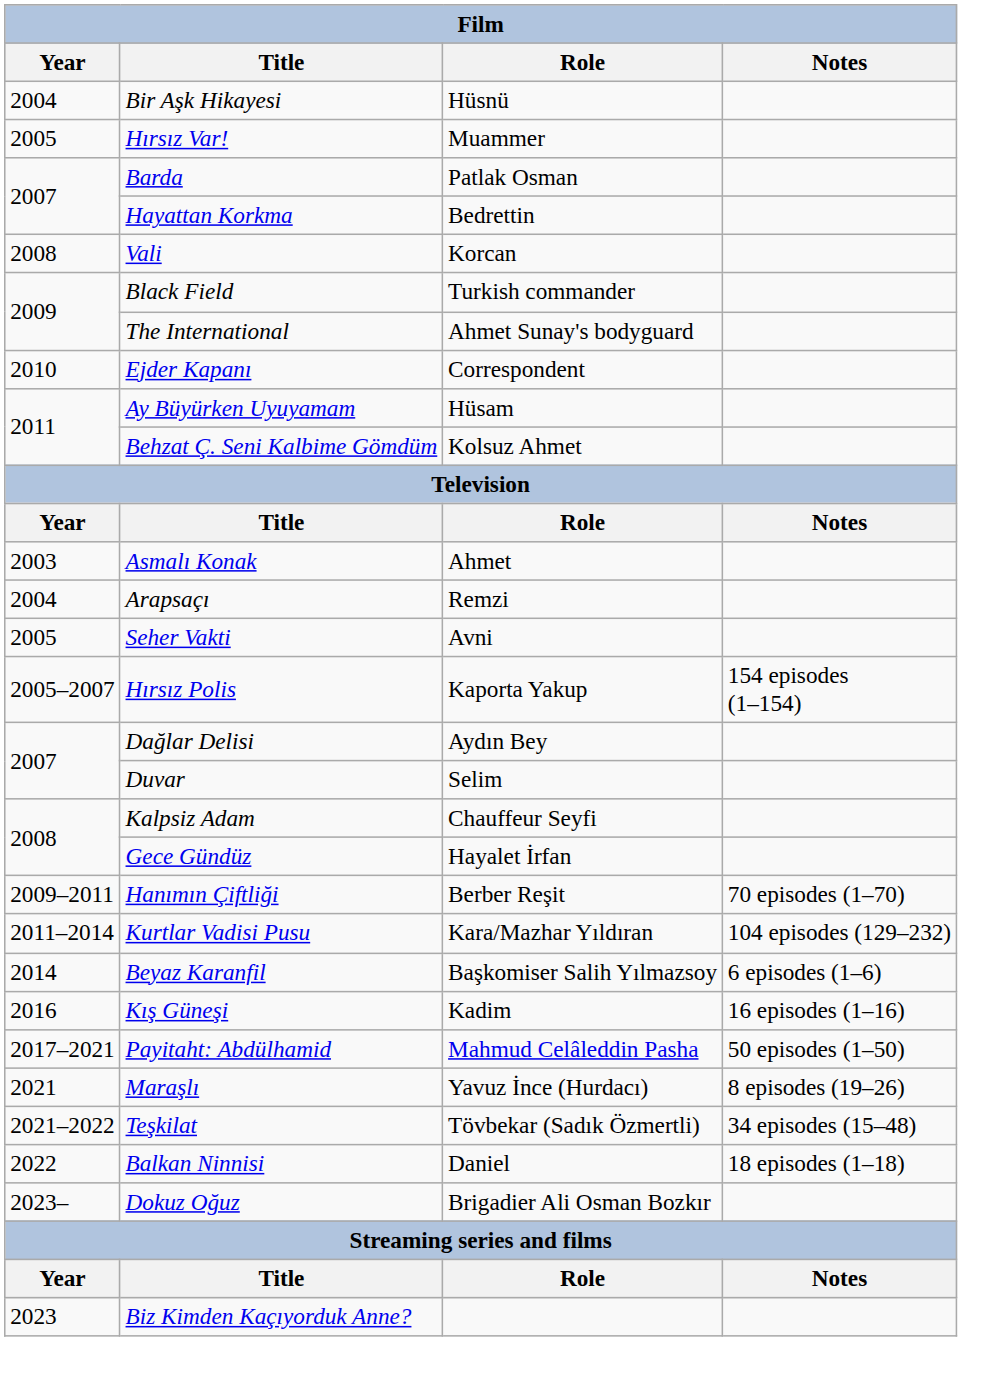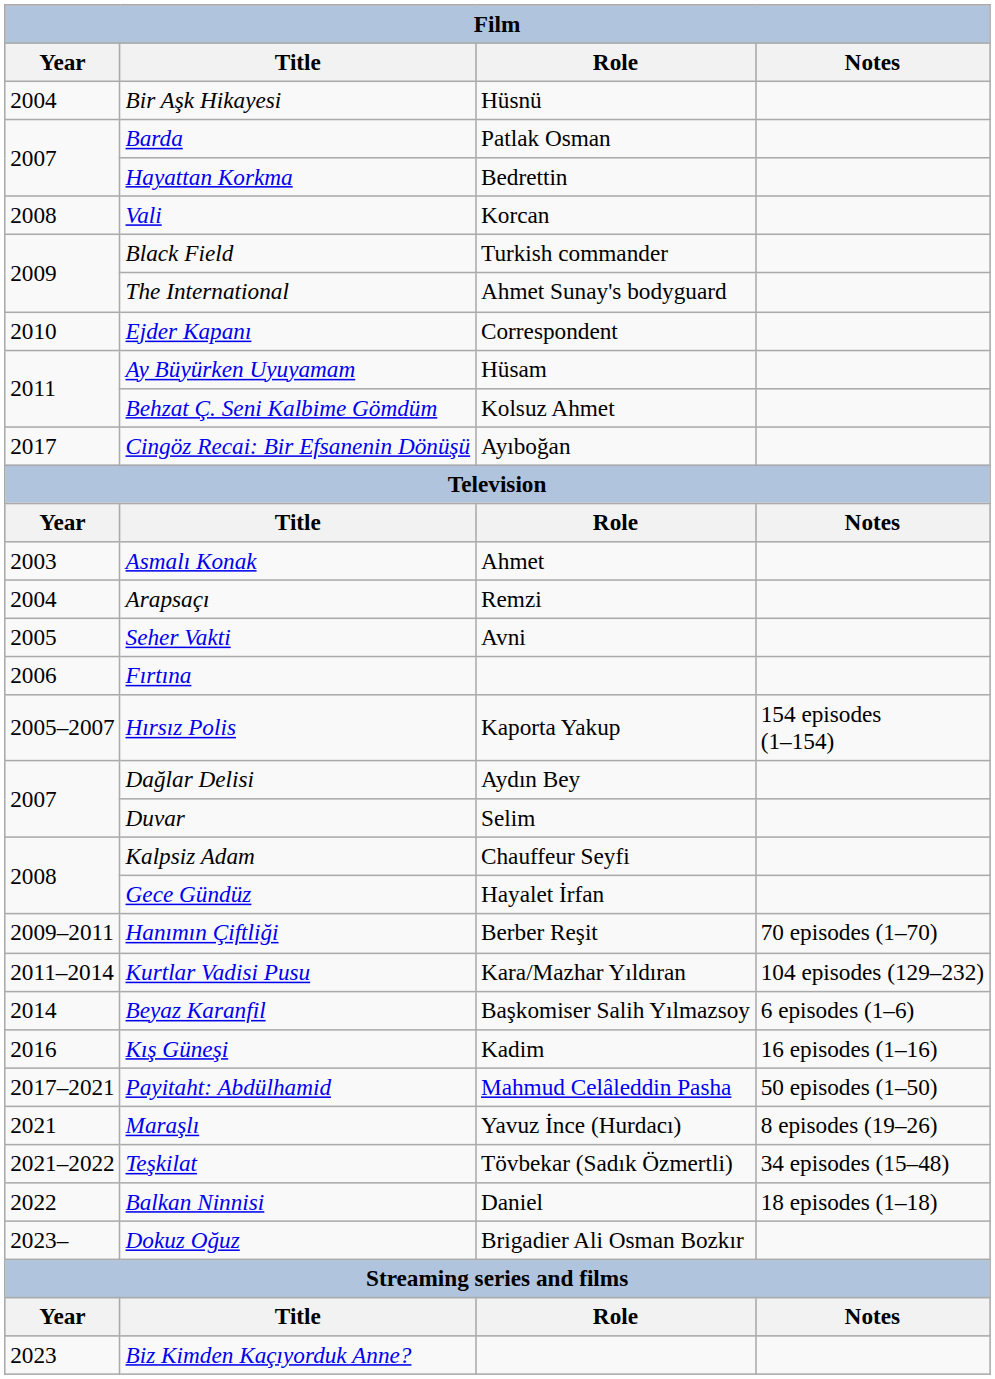- row: (177, 138)
+ row: (298, 445)
+ row: (158, 675)
